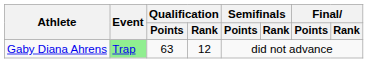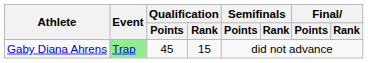(167, 49) 63 -> (167, 49) 45
(205, 49) 12 -> (205, 49) 15
